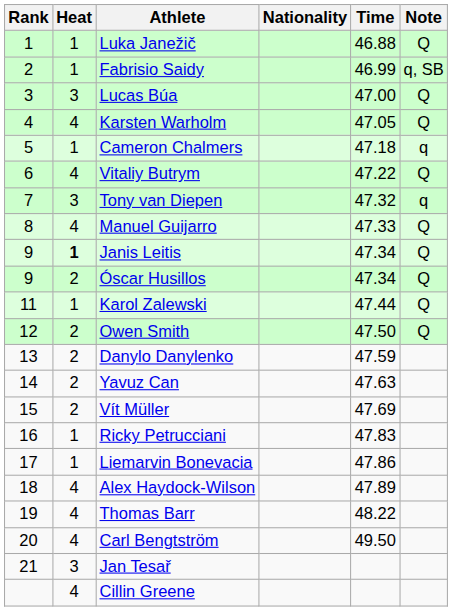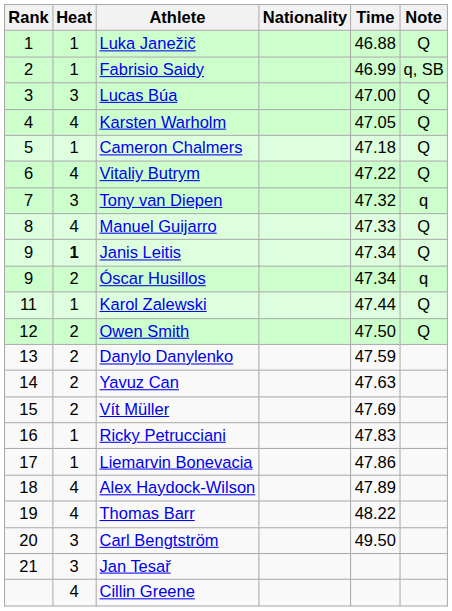(424, 148) q -> (424, 148) Q
(424, 278) Q -> (424, 278) q
(74, 540) 4 -> (74, 540) 3
